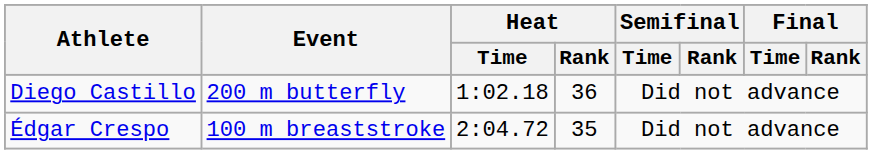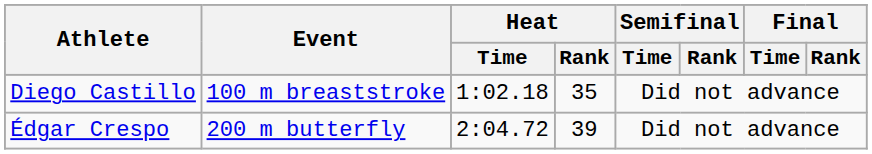(306, 93) 200 m butterfly -> (326, 93) 100 m breaststroke
(584, 93) 36 -> (584, 93) 35
(326, 130) 100 m breaststroke -> (306, 130) 200 m butterfly
(584, 130) 35 -> (584, 130) 39
